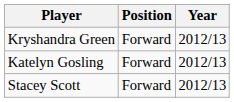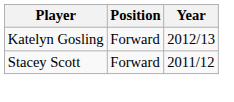- row: (61, 39)
(202, 85) 2012/13 -> (191, 62) 2011/12
